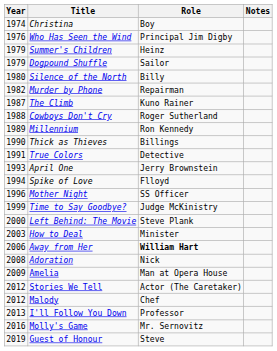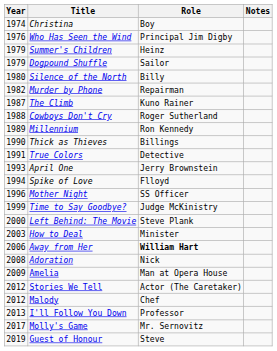(16, 326) 2016 -> (16, 326) 2017
